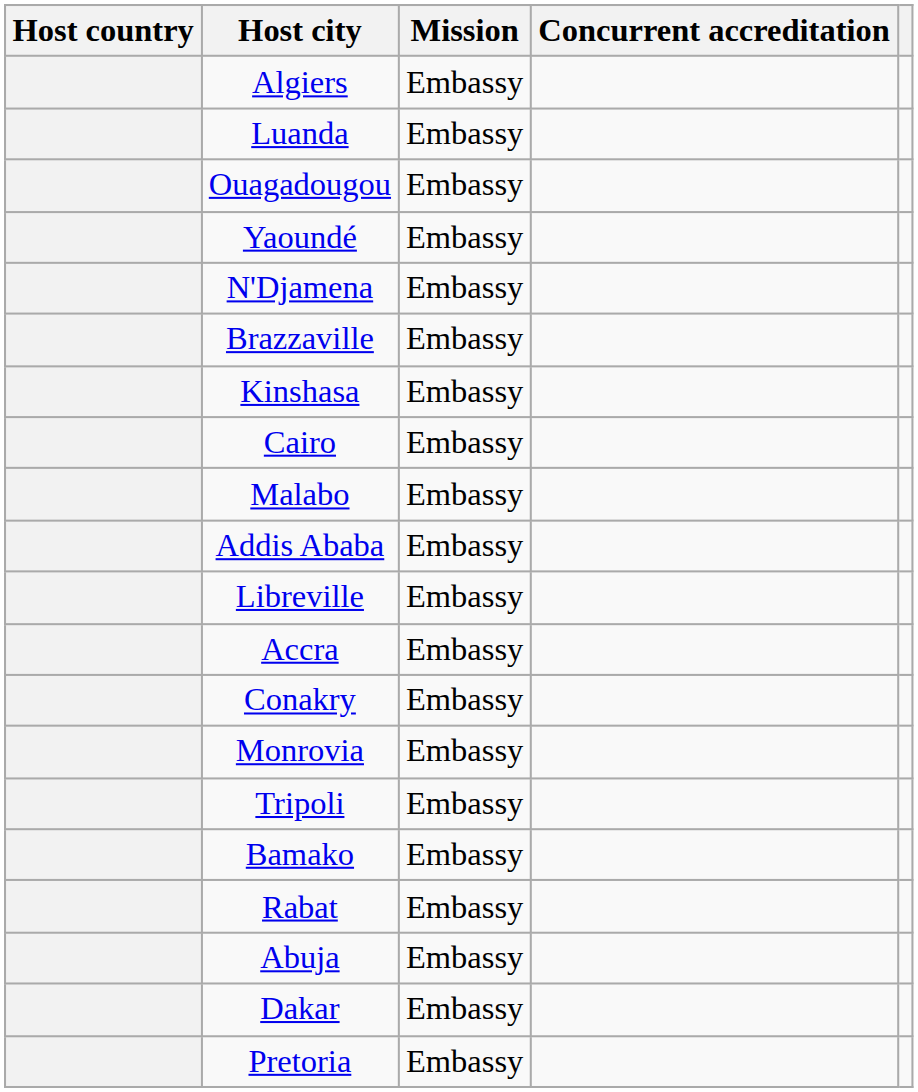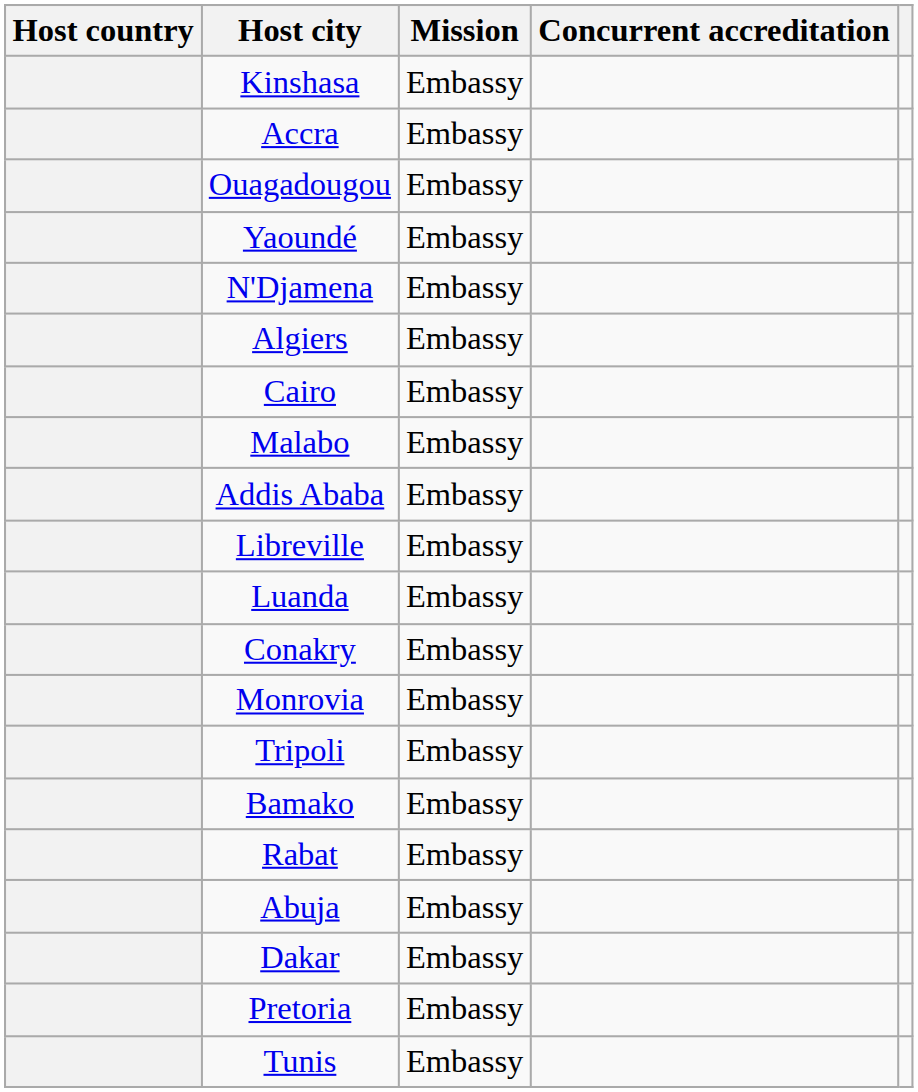rows swapped: (300, 81) <-> (300, 390)
rows swapped: (300, 133) <-> (300, 648)
- row: (300, 339)
+ row: (300, 1060)
